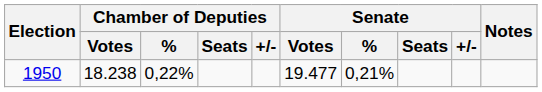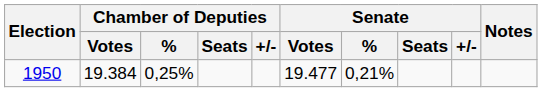(110, 73) 18.238 -> (110, 73) 19.384
(169, 73) 0,22% -> (169, 73) 0,25%
